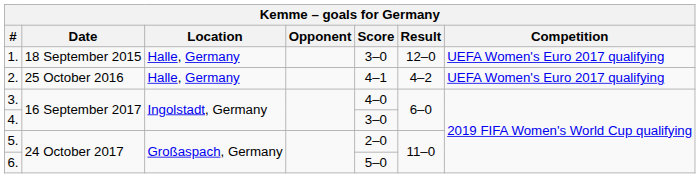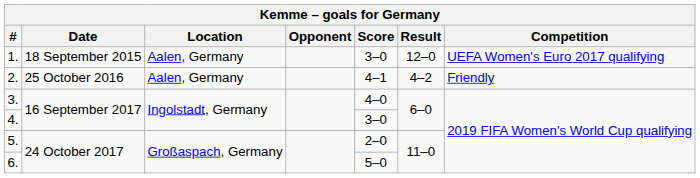(194, 57) Halle, Germany -> (195, 57) Aalen, Germany
(194, 78) Halle, Germany -> (195, 78) Aalen, Germany
(556, 78) UEFA Women's Euro 2017 qualifying -> (471, 78) Friendly
